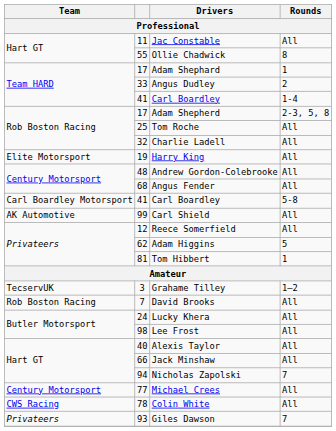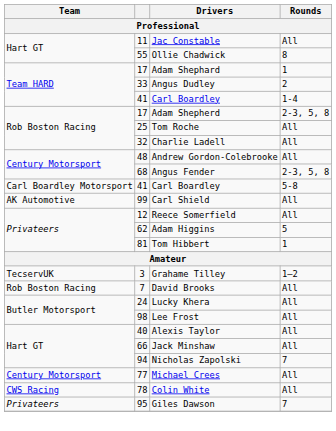- row: (49, 157)
(290, 186) All -> (306, 172) 2-3, 5, 8
(142, 419) 93 -> (142, 404) 95
